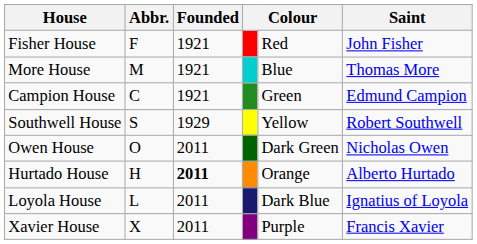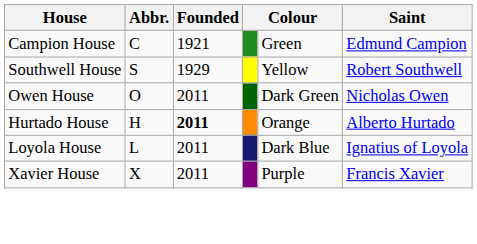- row: (52, 43)
- row: (49, 69)
